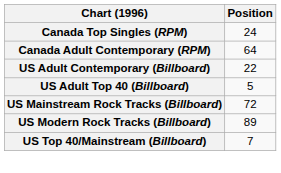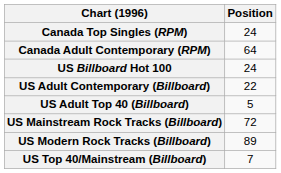+ row: (115, 68)
